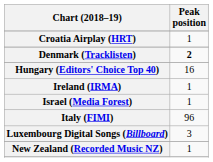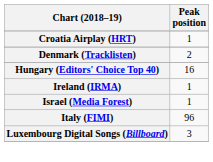(189, 54) bold -> (189, 54) normal
- row: (87, 149)
